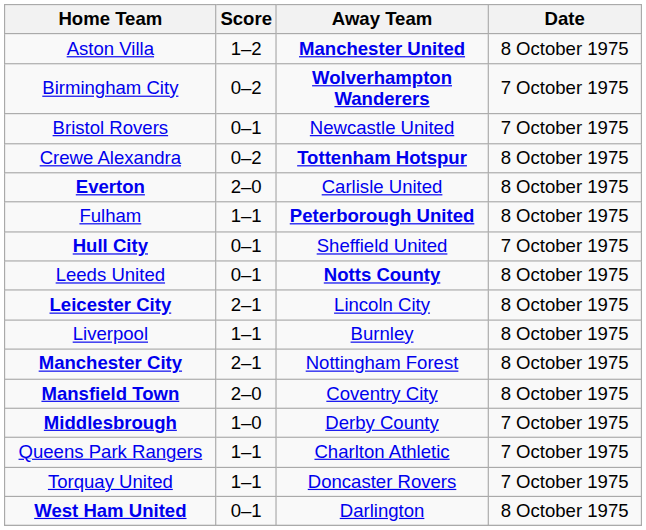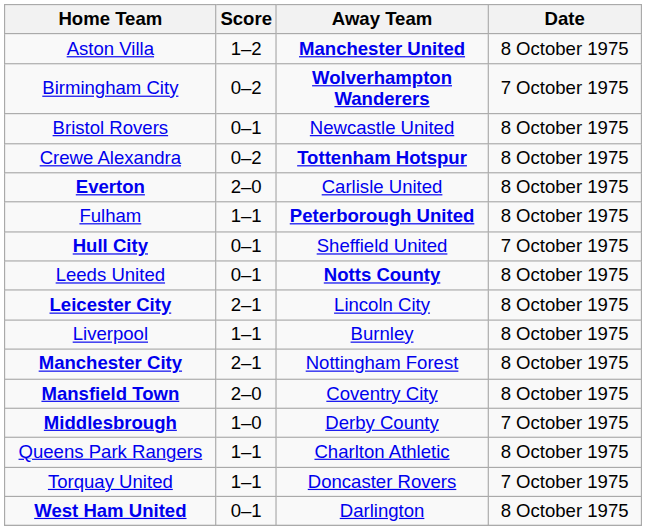(565, 128) 7 October 1975 -> (565, 128) 8 October 1975
(565, 452) 7 October 1975 -> (565, 452) 8 October 1975
